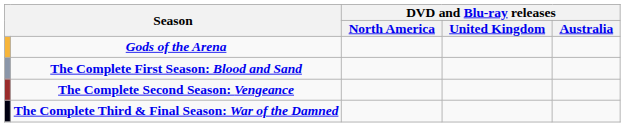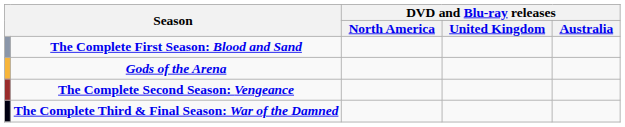rows swapped: (176, 68) <-> (176, 47)
